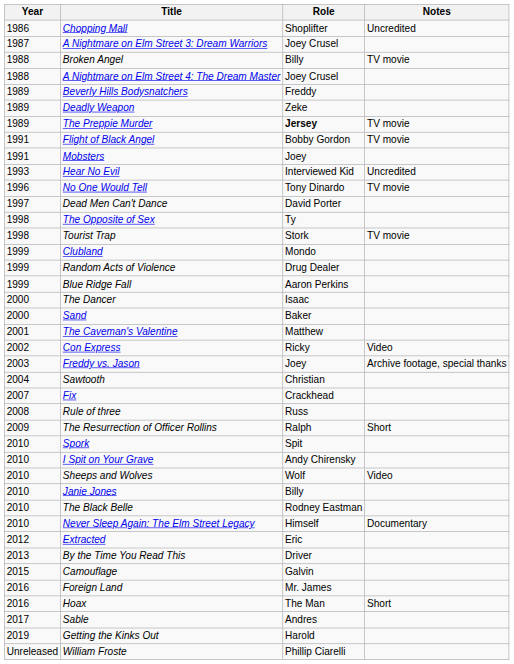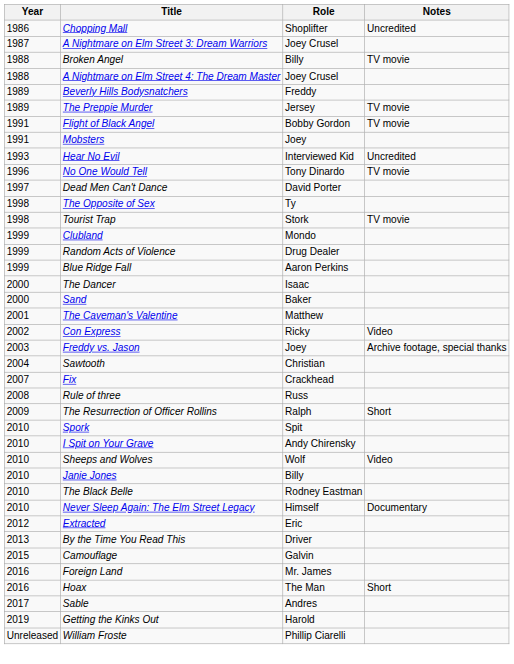- row: (99, 108)
(301, 124) bold -> (300, 108) normal
